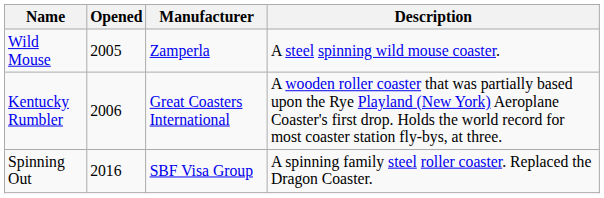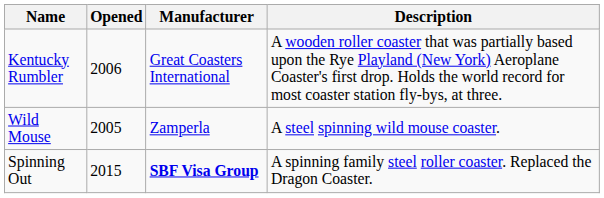rows swapped: (39, 110) <-> (29, 50)
(106, 170) 2016 -> (106, 170) 2015
(201, 170) normal -> (204, 170) bold
